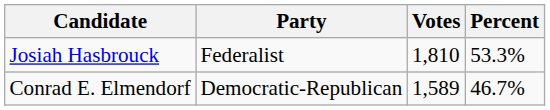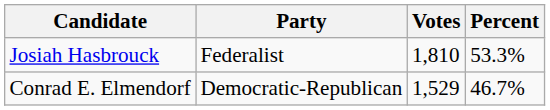(436, 88) 1,589 -> (436, 88) 1,529
